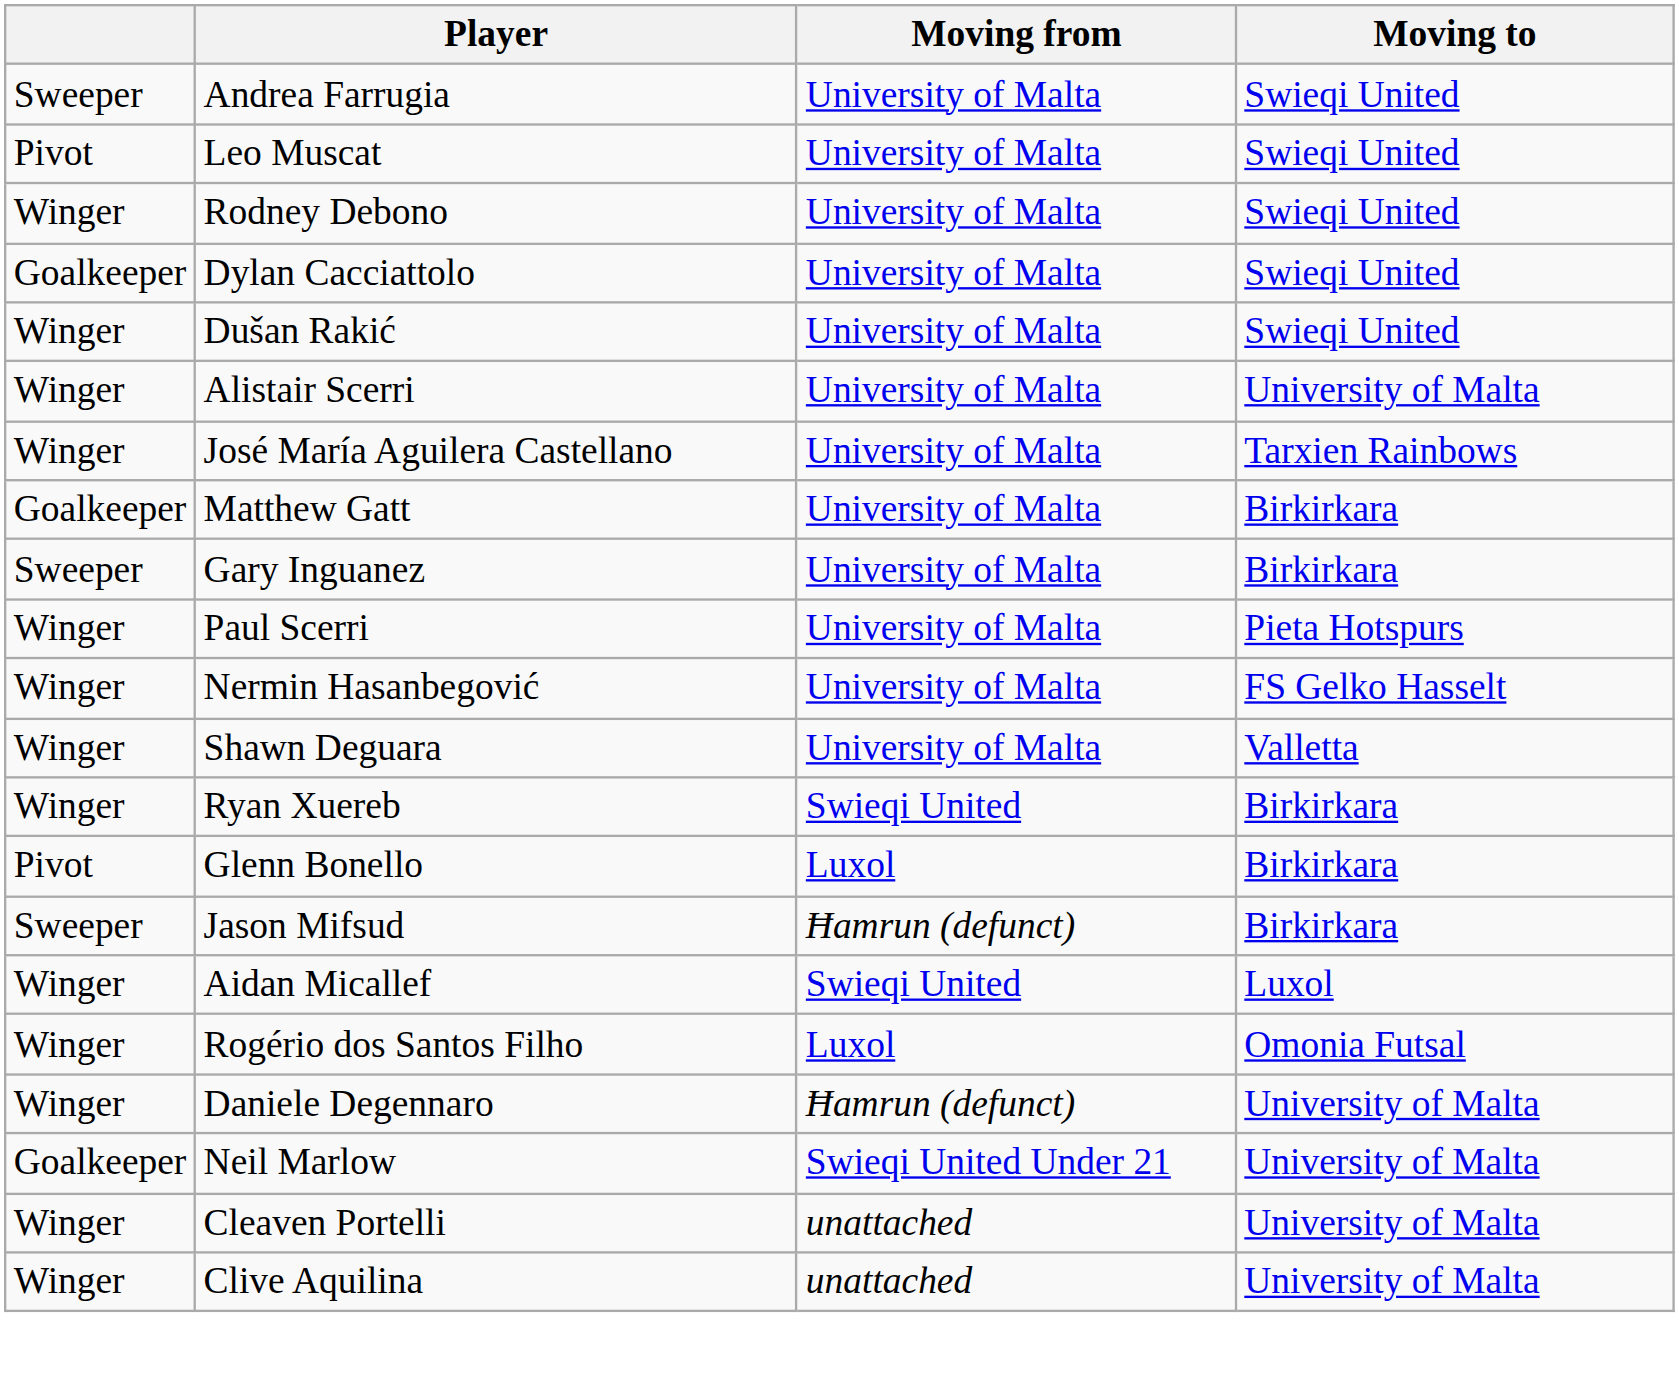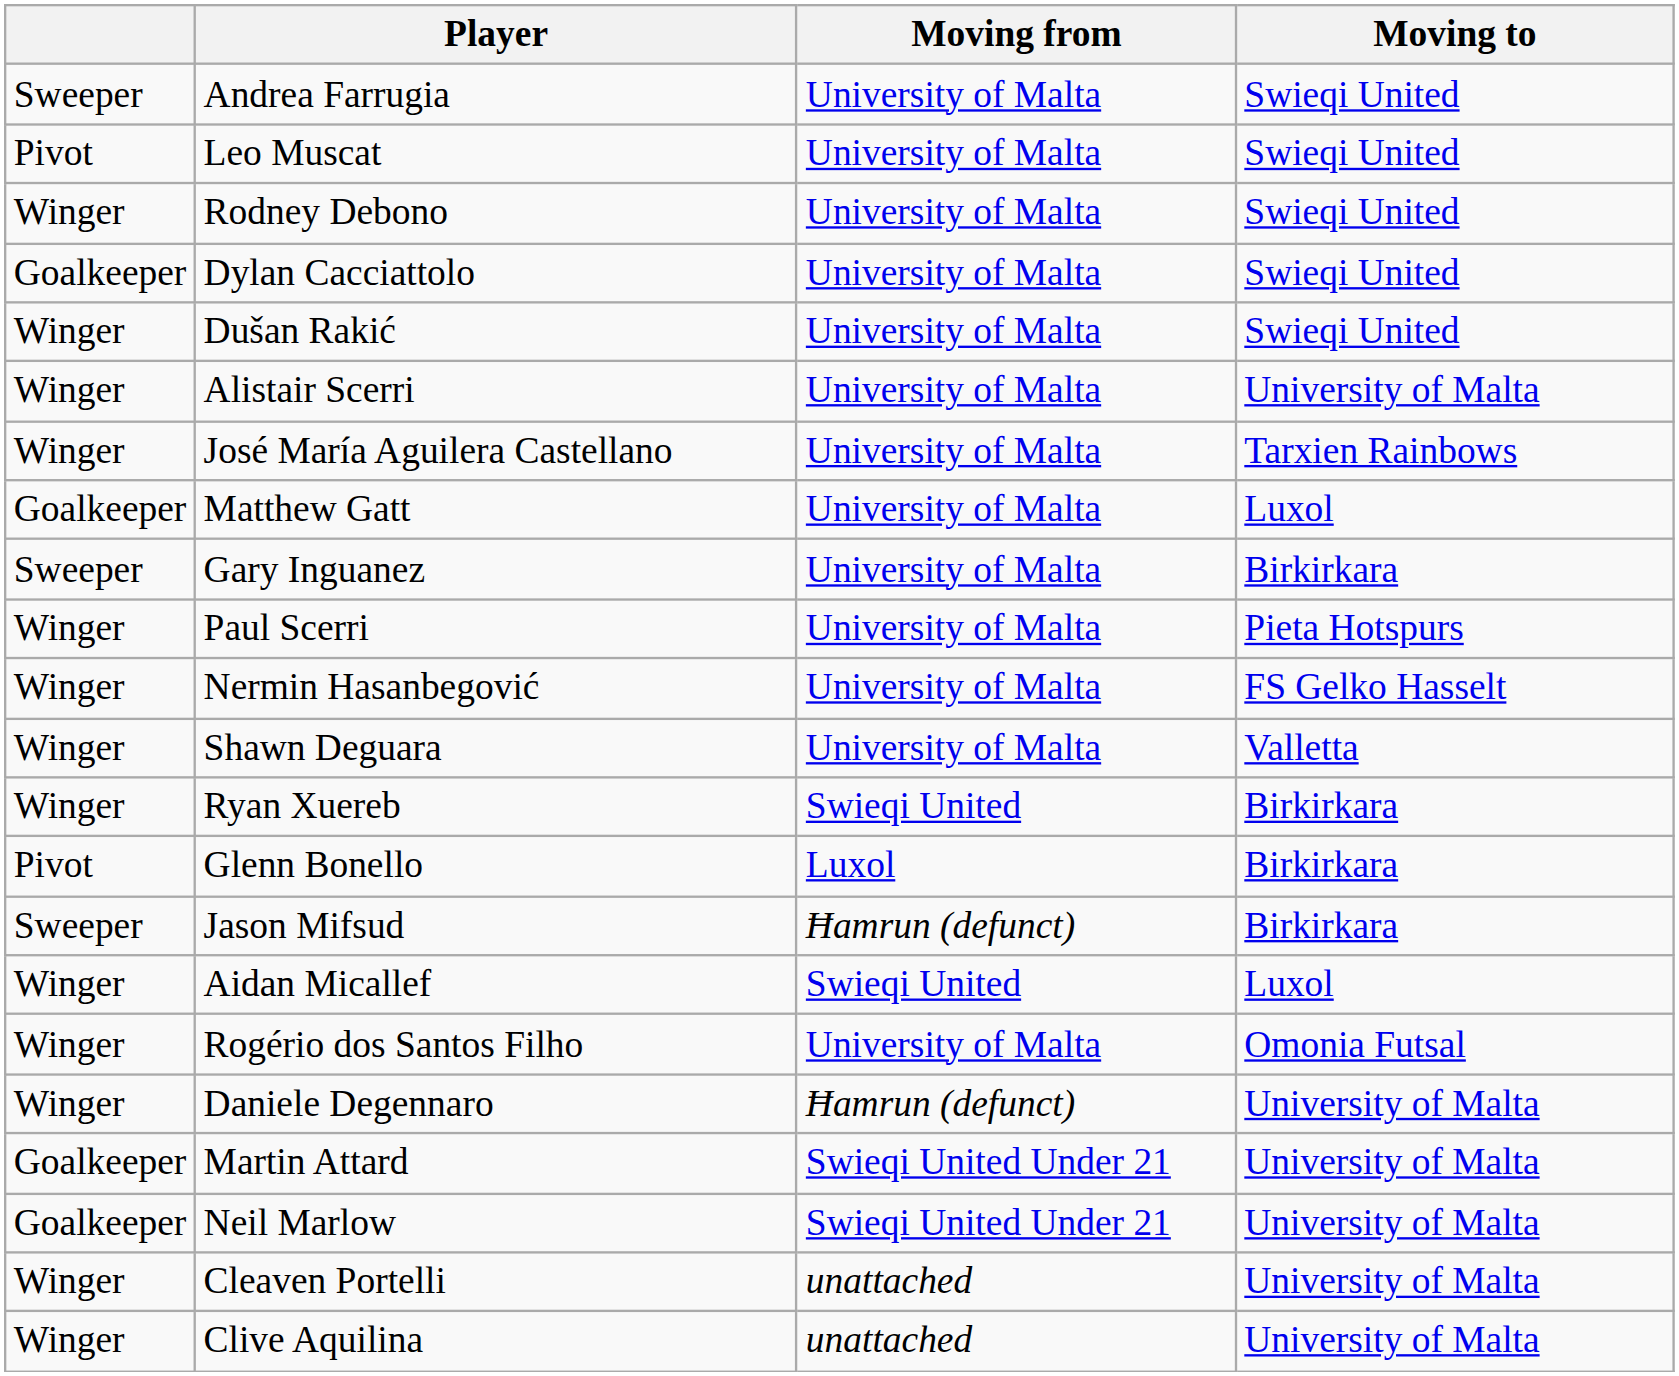(1321, 509) Birkirkara -> (1289, 509) Luxol
(851, 1043) Luxol -> (954, 1043) University of Malta
+ row: (306, 1162)
